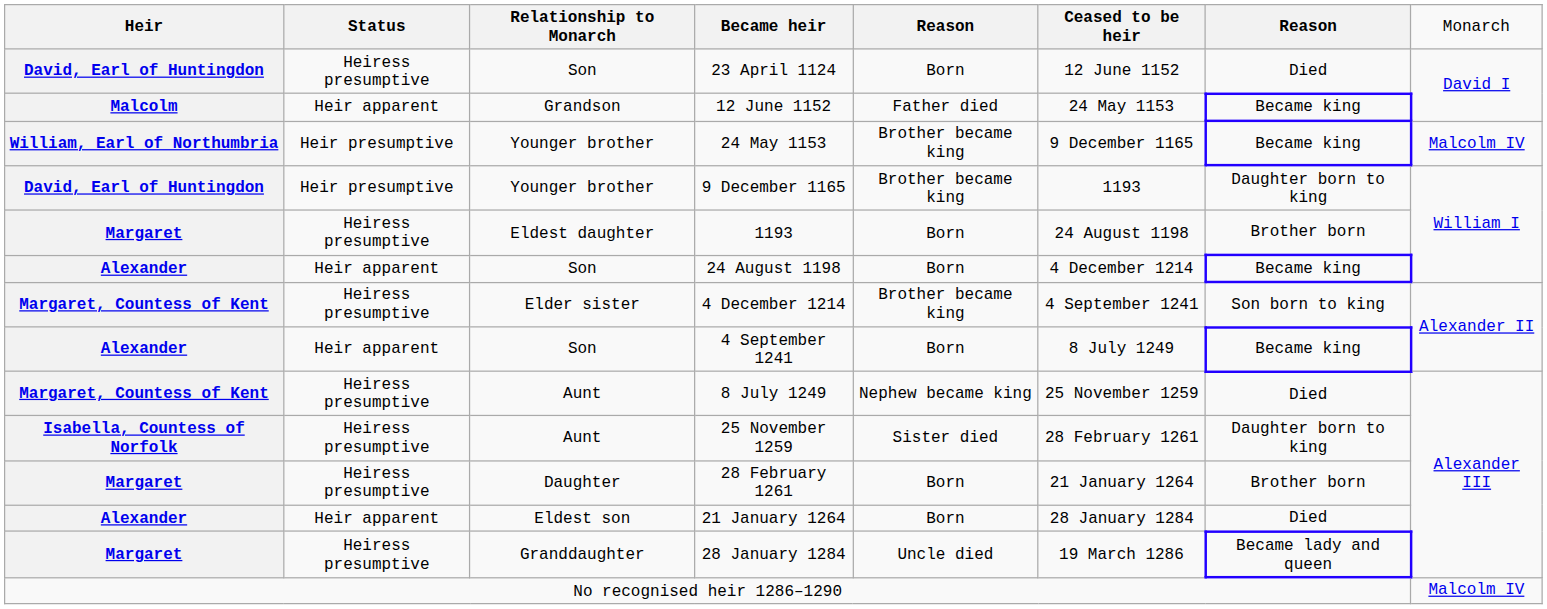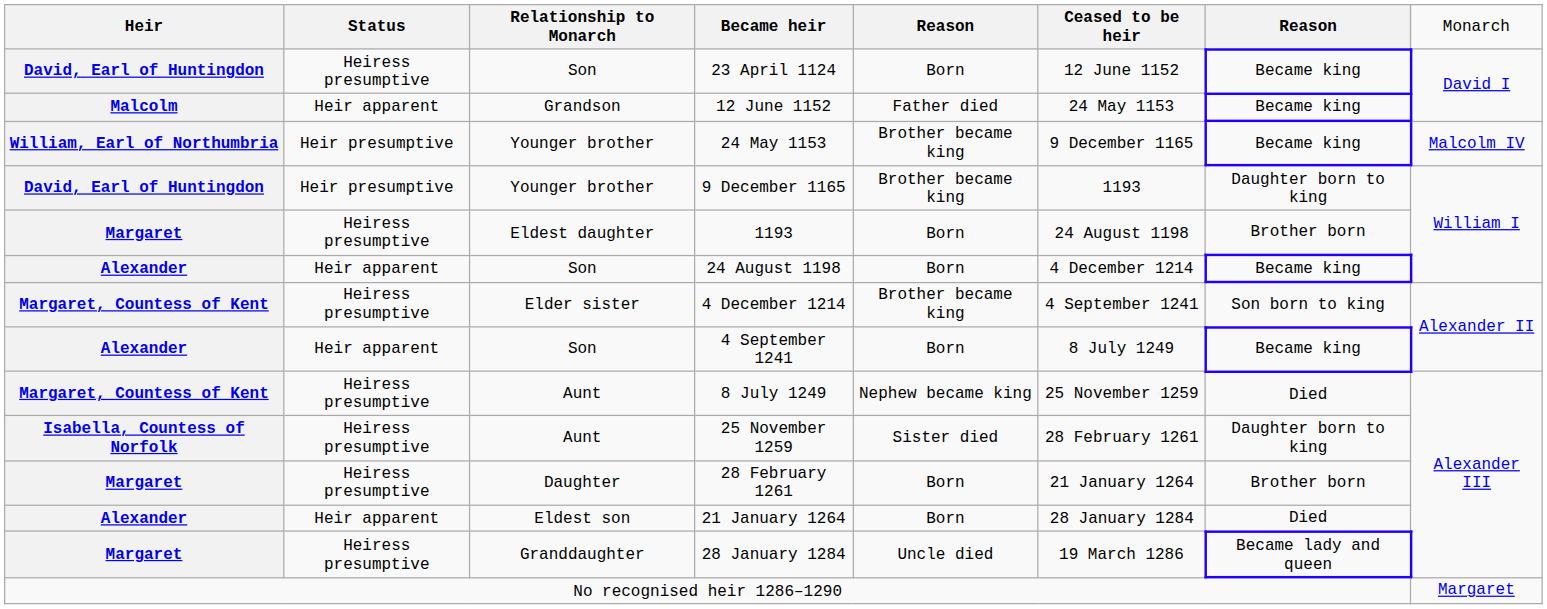(1308, 71) Died -> (1308, 71) Became king
(1476, 591) Malcolm IV -> (1476, 591) Margaret
